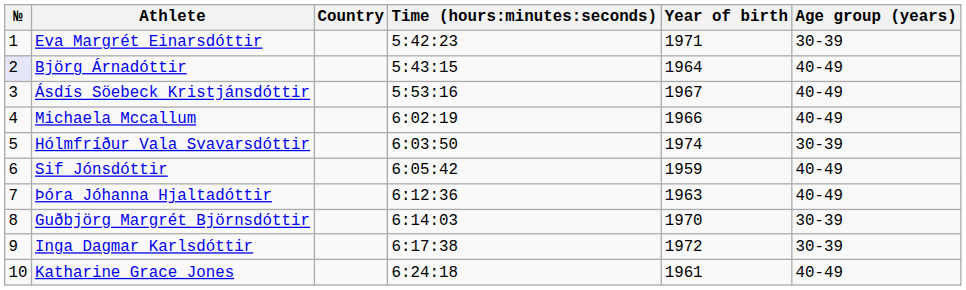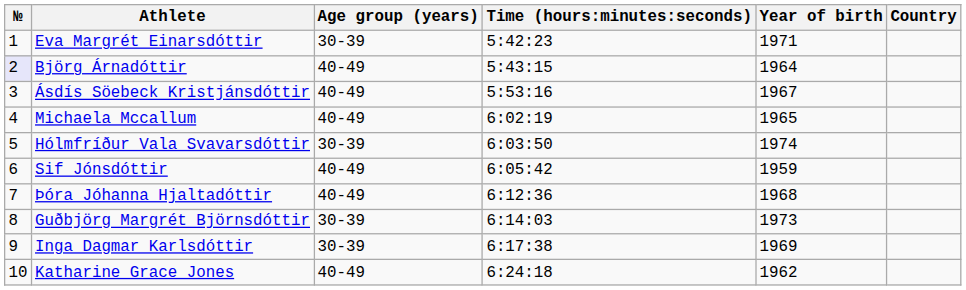columns swapped: (351, 18) <-> (876, 18)
(684, 120) 1966 -> (778, 120) 1965
(684, 196) 1963 -> (778, 196) 1968
(684, 222) 1970 -> (778, 222) 1973
(684, 247) 1972 -> (778, 247) 1969
(684, 273) 1961 -> (778, 273) 1962
